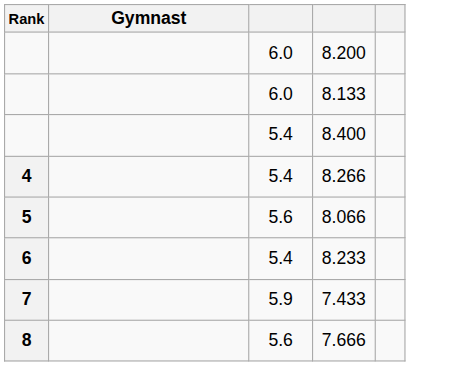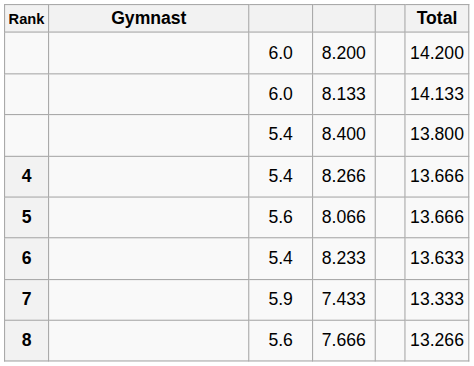+ column: (437, 18)
